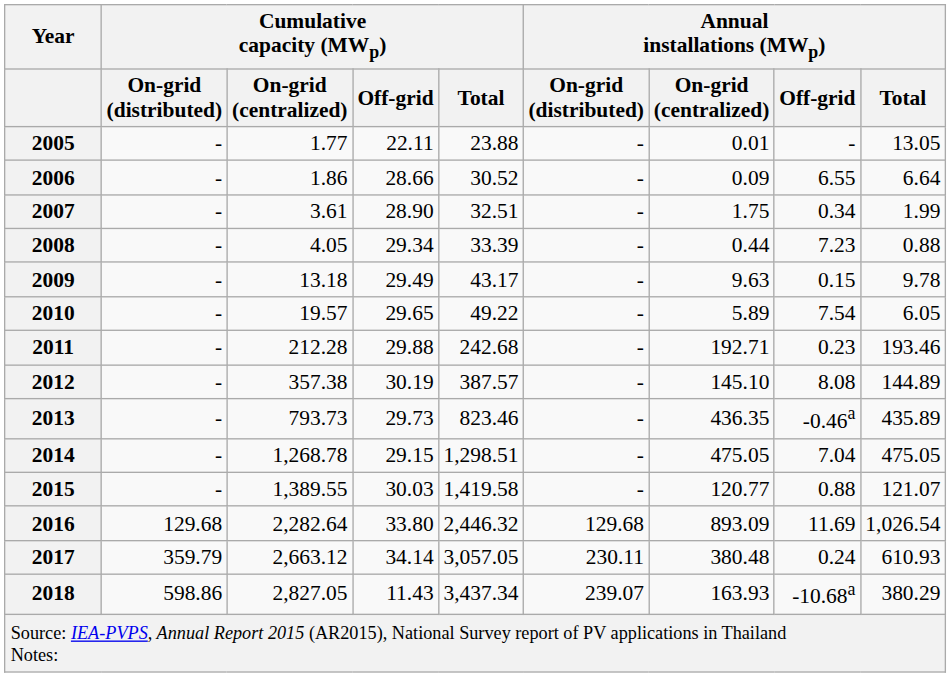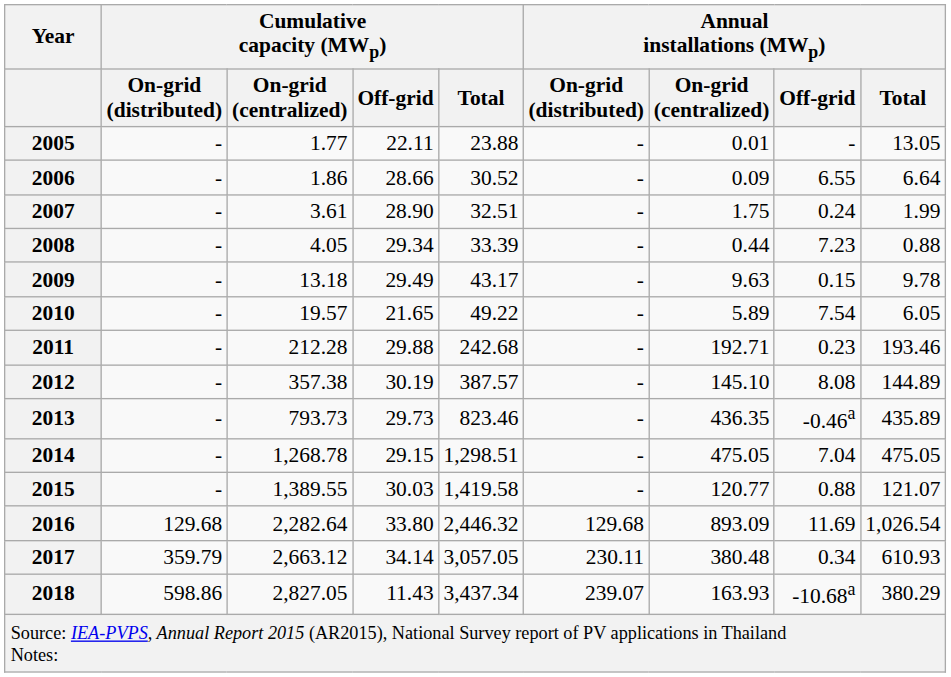(837, 211) 0.34 -> (837, 211) 0.24
(409, 313) 29.65 -> (409, 313) 21.65
(837, 557) 0.24 -> (837, 557) 0.34
